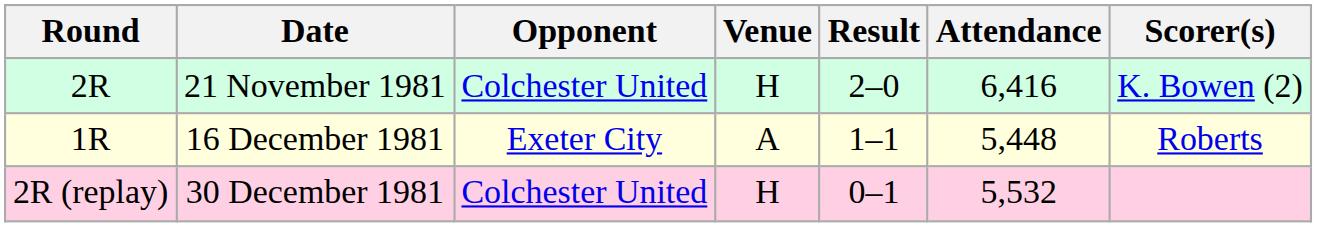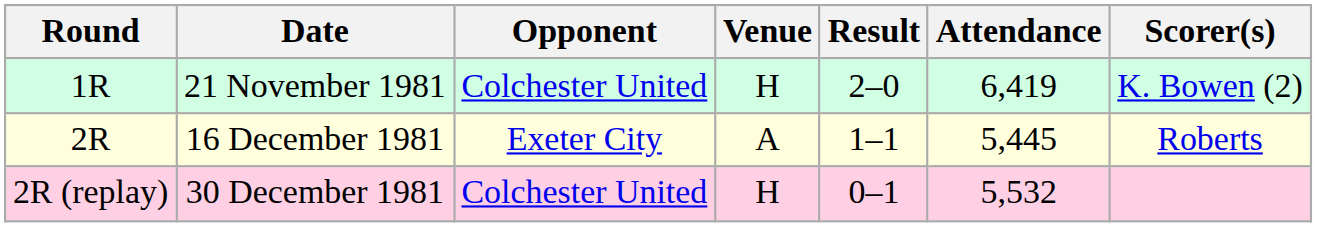(91, 85) 2R -> (91, 85) 1R
(1019, 85) 6,416 -> (1019, 85) 6,419
(91, 138) 1R -> (91, 138) 2R
(1019, 138) 5,448 -> (1019, 138) 5,445
